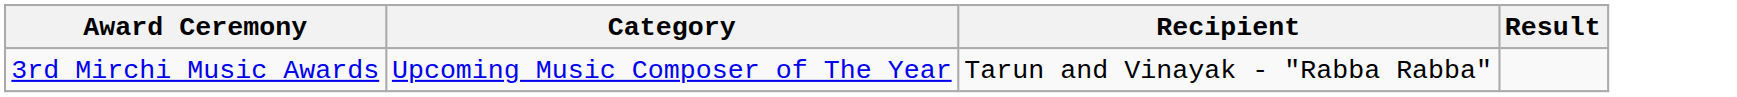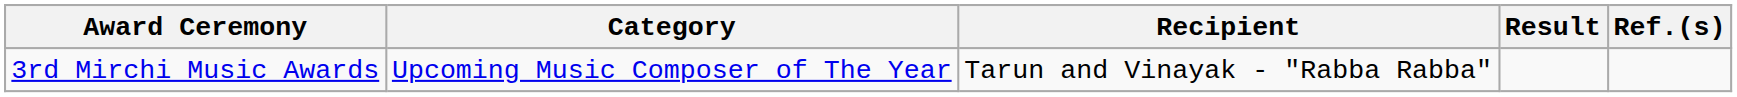+ column: (1669, 27)
